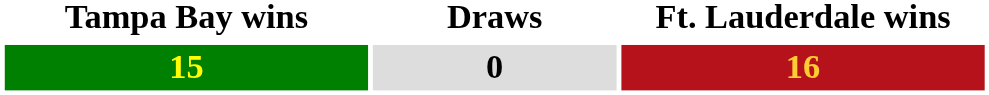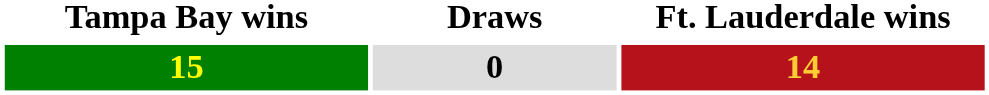(803, 66) 16 -> (803, 66) 14
